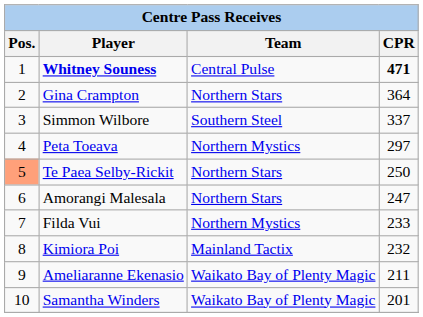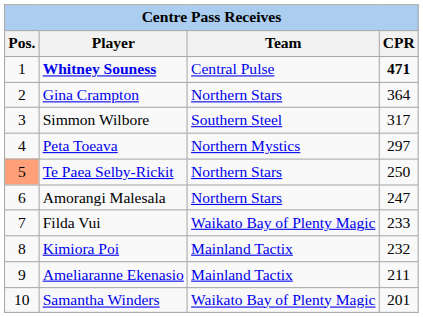(399, 120) 337 -> (399, 120) 317
(246, 223) Northern Mystics -> (283, 223) Waikato Bay of Plenty Magic
(283, 274) Waikato Bay of Plenty Magic -> (242, 274) Mainland Tactix
